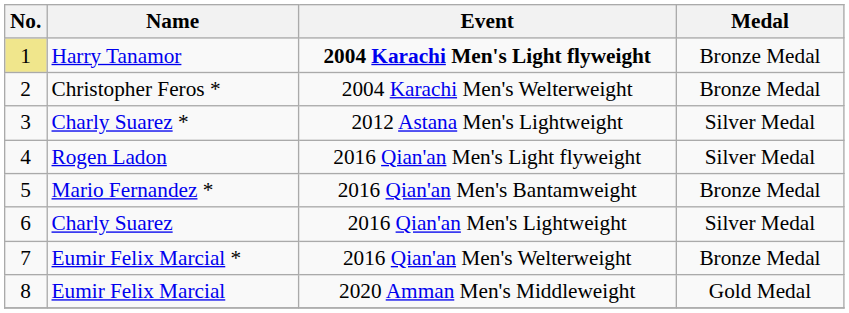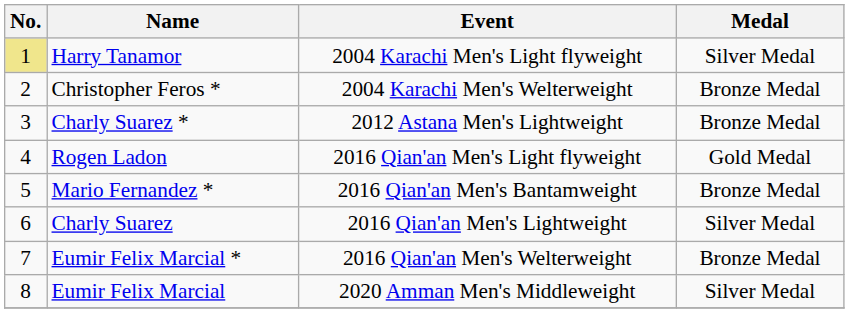(487, 55) bold -> (487, 55) normal
(760, 55) Bronze Medal -> (760, 55) Silver Medal
(760, 122) Silver Medal -> (760, 122) Bronze Medal
(760, 156) Silver Medal -> (760, 156) Gold Medal
(760, 291) Gold Medal -> (760, 291) Silver Medal
